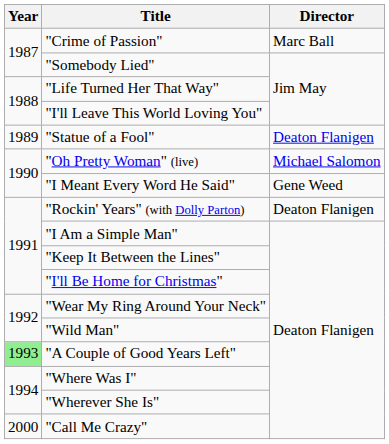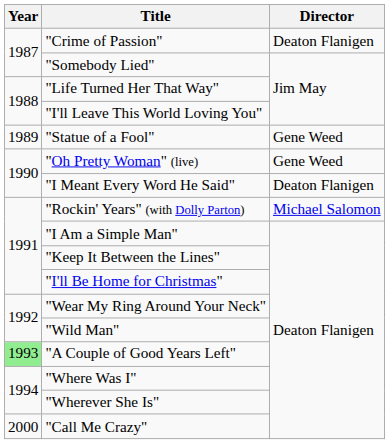(304, 40) Marc Ball -> (323, 40) Deaton Flanigen
(323, 137) Deaton Flanigen -> (308, 137) Gene Weed
(327, 161) Michael Salomon -> (308, 161) Gene Weed
(308, 185) Gene Weed -> (323, 185) Deaton Flanigen
(323, 209) Deaton Flanigen -> (327, 209) Michael Salomon
